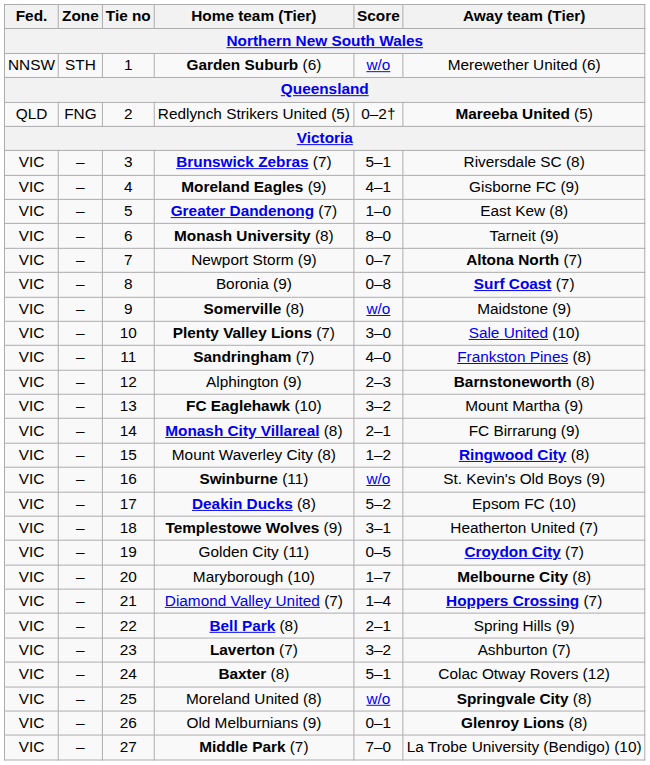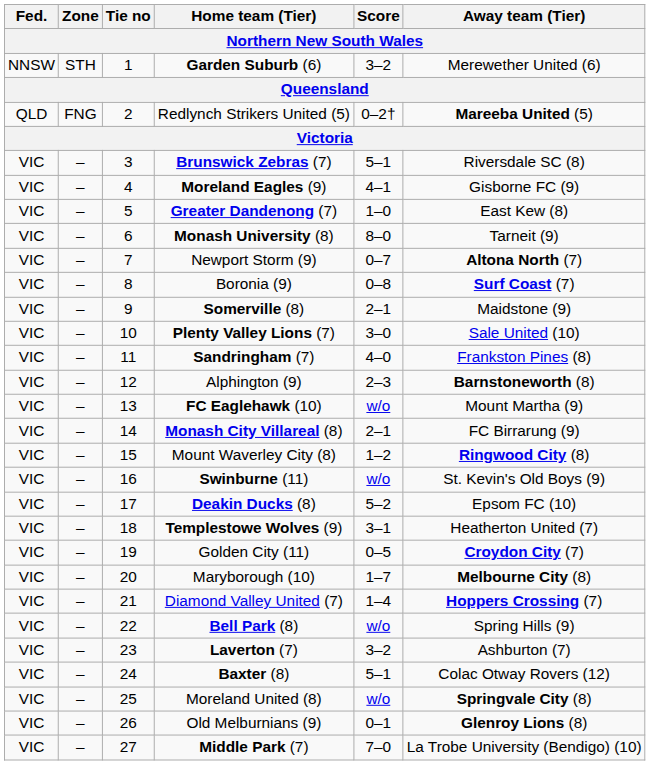(378, 65) w/o -> (378, 65) 3–2
(378, 308) w/o -> (378, 308) 2–1
(378, 406) 3–2 -> (378, 406) w/o
(378, 625) 2–1 -> (378, 625) w/o
